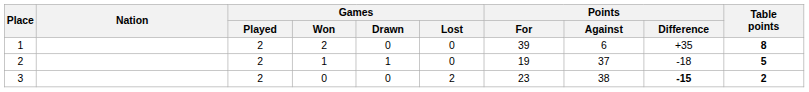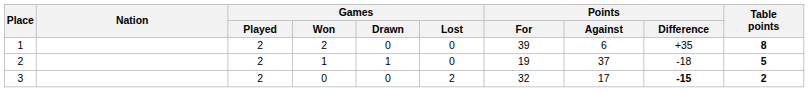(524, 78) 23 -> (524, 78) 32
(604, 78) 38 -> (604, 78) 17
